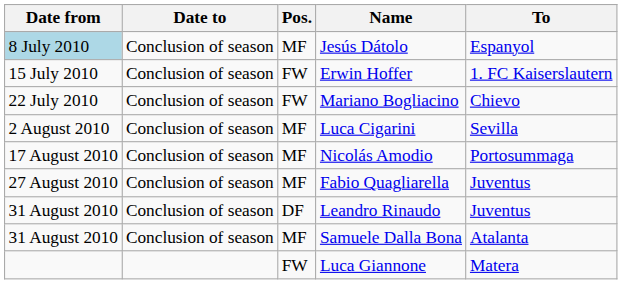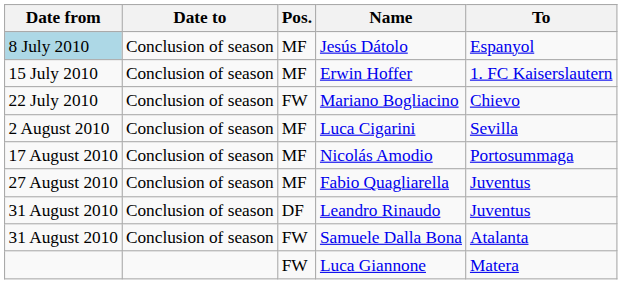(295, 73) FW -> (294, 73) MF
(294, 237) MF -> (295, 237) FW
